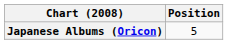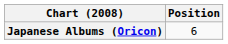(194, 31) 5 -> (194, 31) 6
